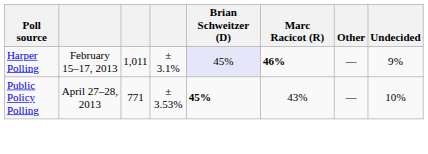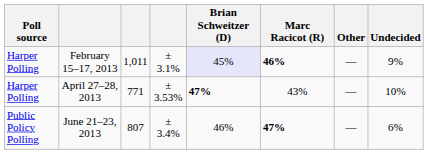(23, 97) Public Policy Polling -> (23, 91) Harper Polling
(200, 97) 45% -> (200, 91) 47%
+ row: (90, 127)
